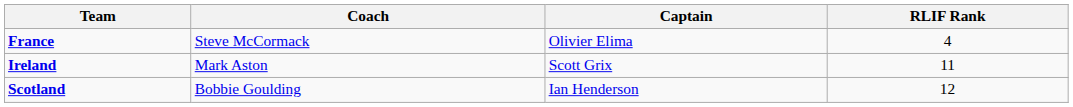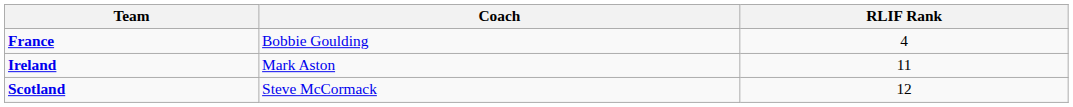- column: (686, 16)
(252, 41) Steve McCormack -> (315, 41) Bobbie Goulding
(248, 89) Bobbie Goulding -> (319, 89) Steve McCormack
